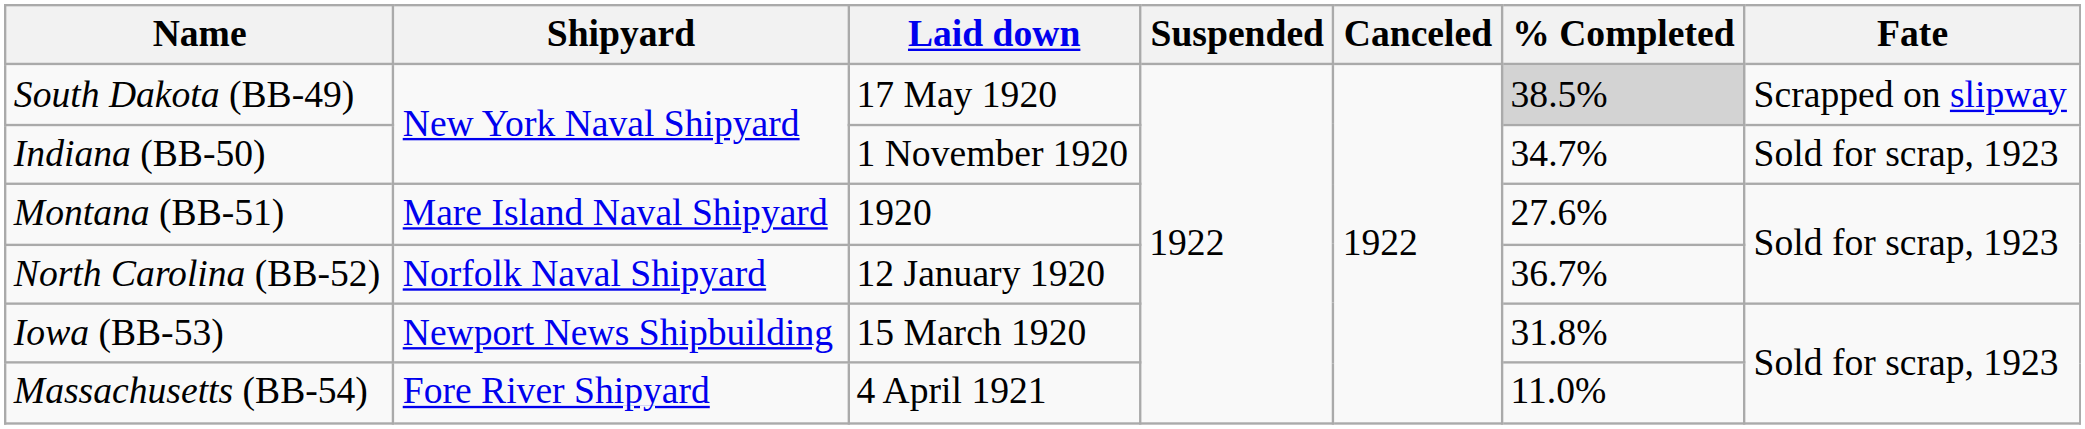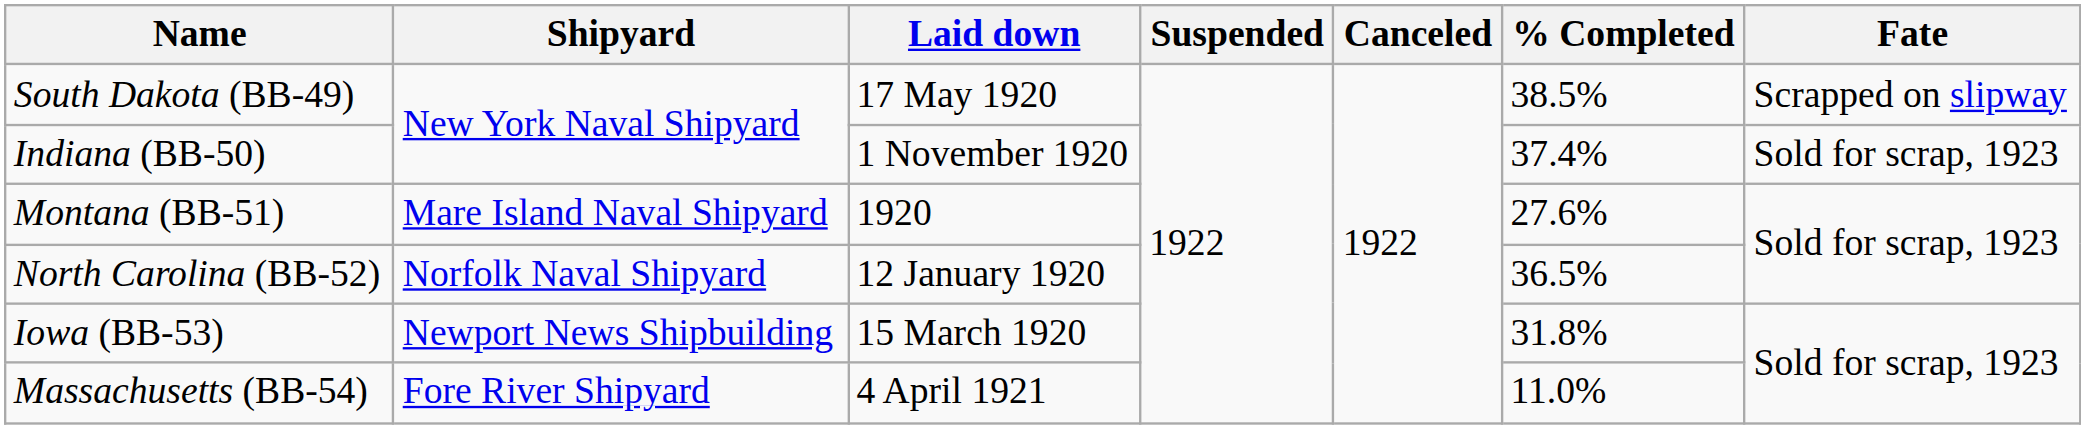(1559, 93) lightgrey background -> (1559, 93) no background
(1559, 153) 34.7% -> (1559, 153) 37.4%
(1559, 272) 36.7% -> (1559, 272) 36.5%
